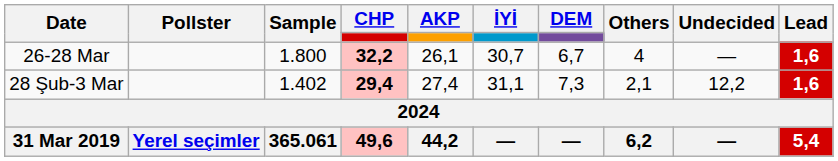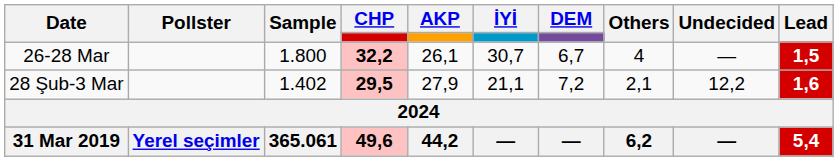(806, 55) 1,6 -> (806, 55) 1,5
(374, 84) 29,4 -> (374, 84) 29,5
(440, 84) 27,4 -> (440, 84) 27,9
(506, 84) 31,1 -> (506, 84) 21,1
(571, 84) 7,3 -> (571, 84) 7,2
